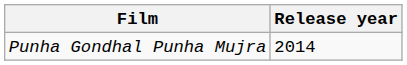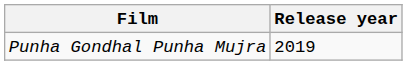(295, 47) 2014 -> (295, 47) 2019
